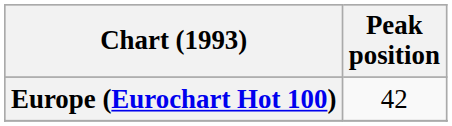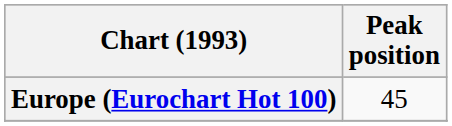(394, 98) 42 -> (394, 98) 45
